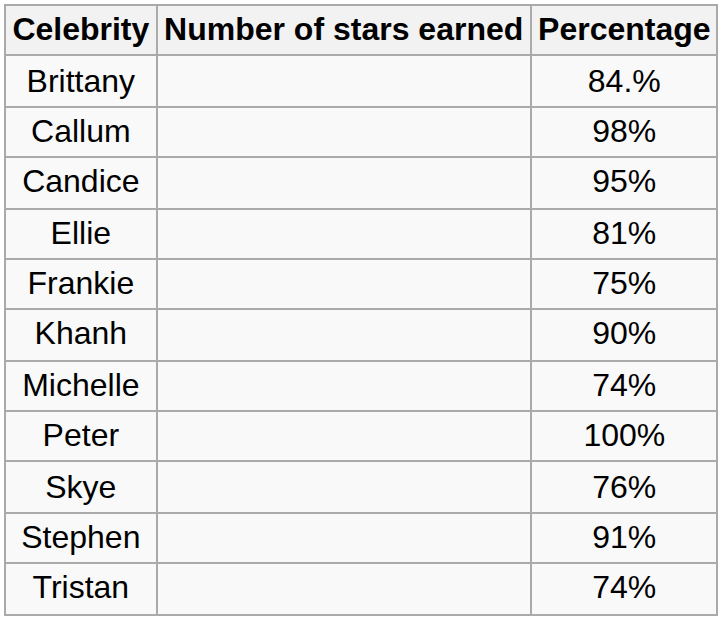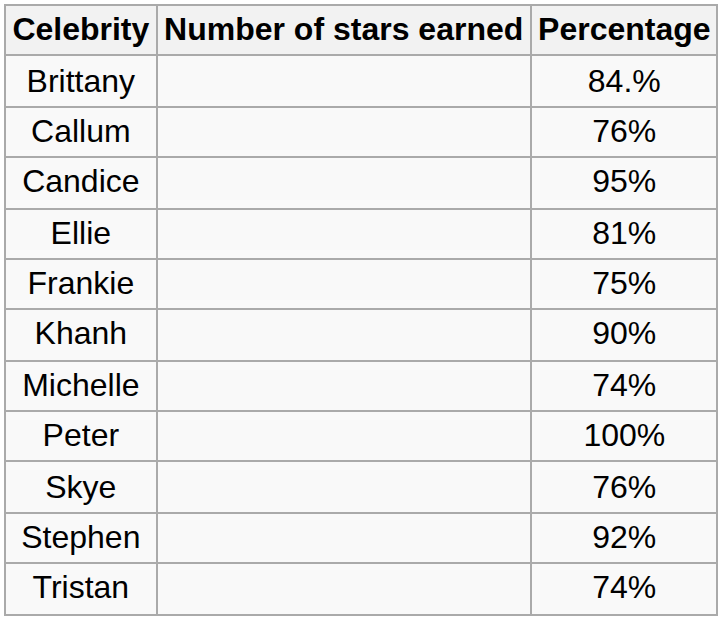(624, 131) 98% -> (624, 131) 76%
(624, 537) 91% -> (624, 537) 92%
